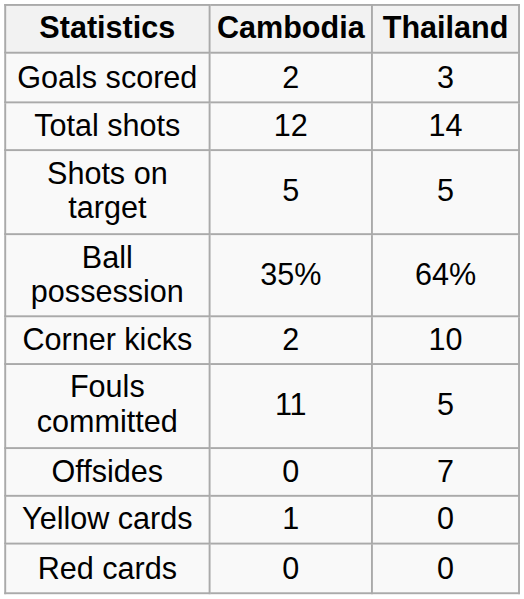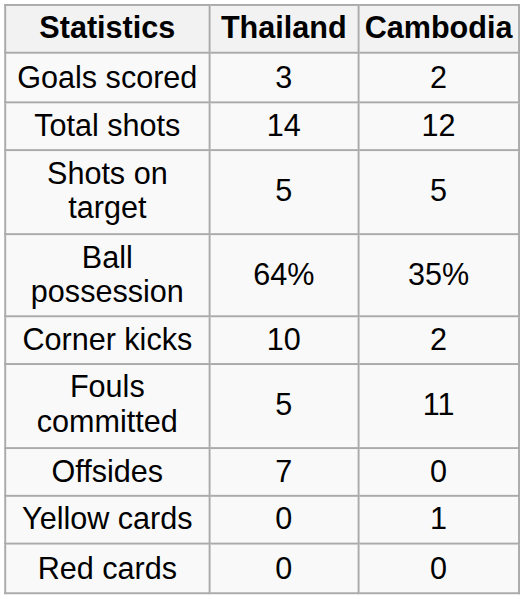columns swapped: (446, 28) <-> (291, 28)
